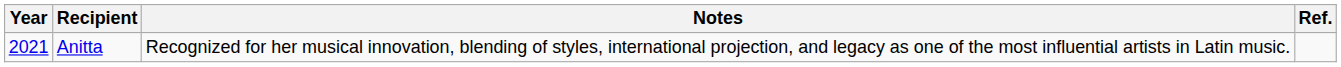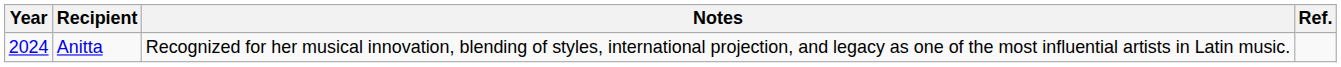(29, 47) 2021 -> (29, 47) 2024
